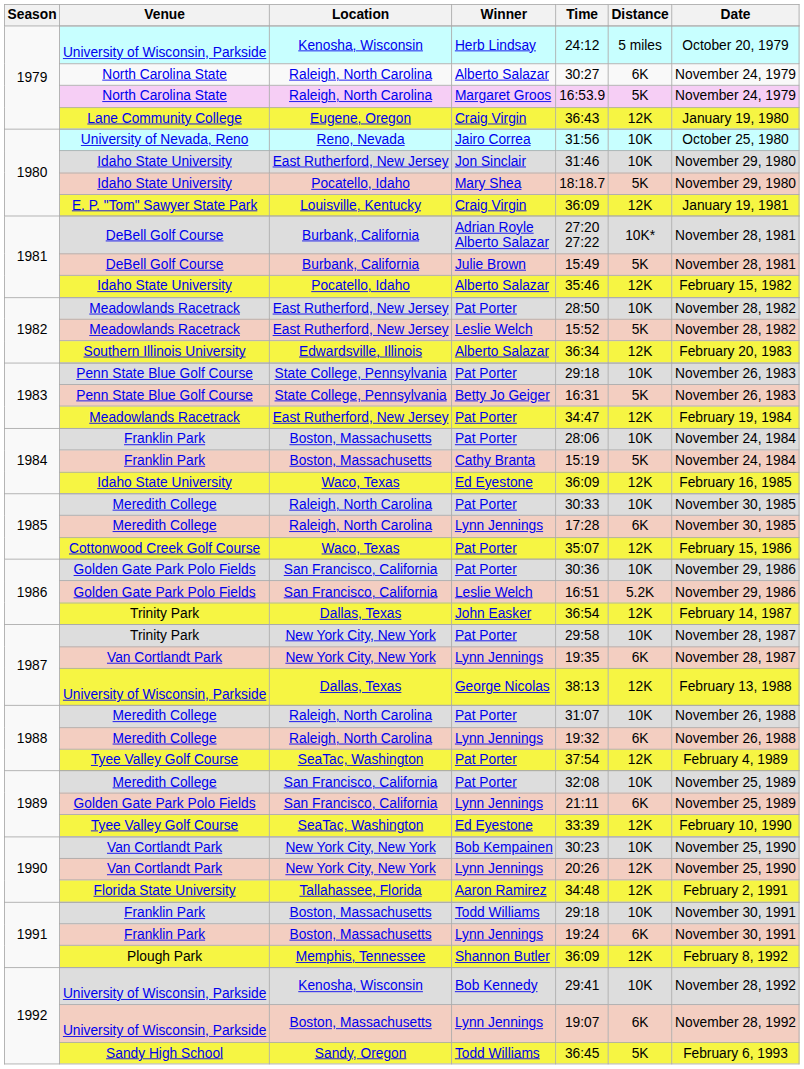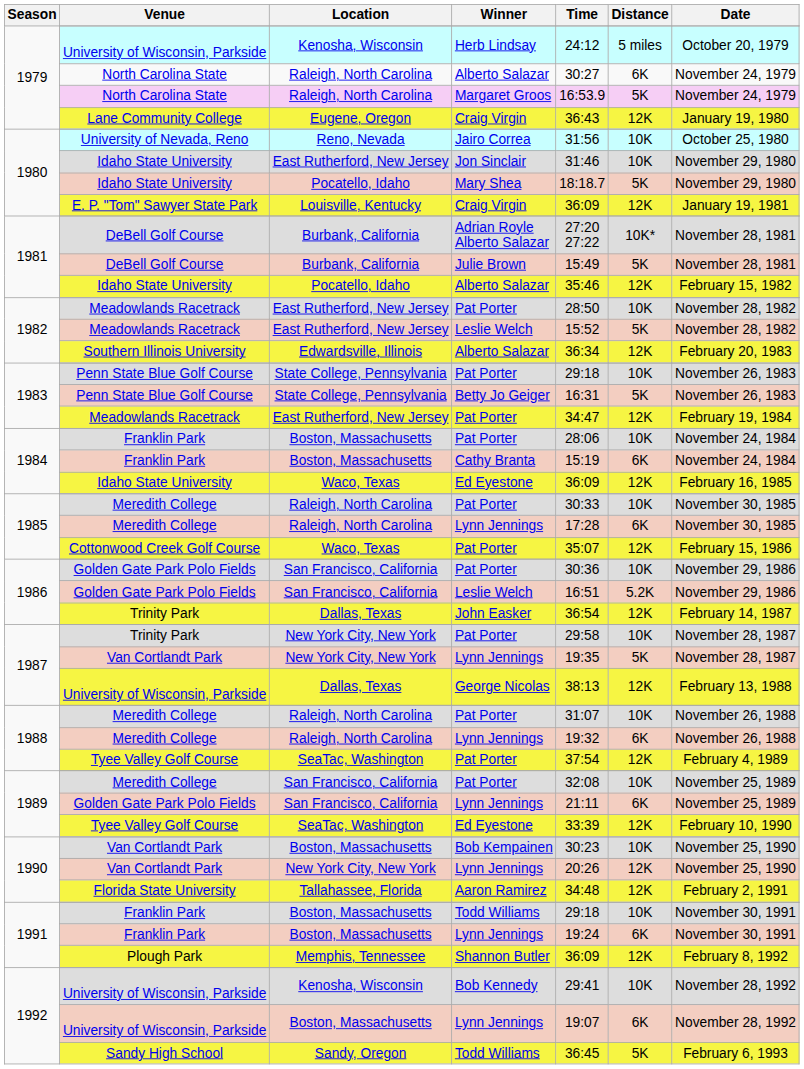(640, 460) 5K -> (640, 460) 6K
(640, 657) 6K -> (640, 657) 5K
(361, 847) New York City, New York -> (361, 847) Boston, Massachusetts
